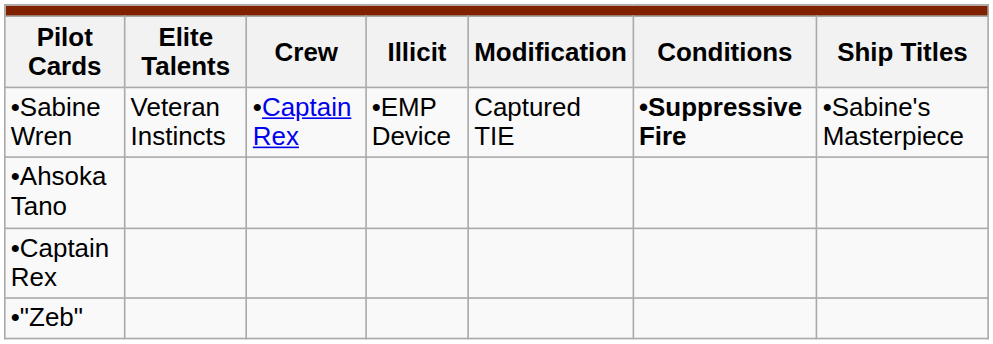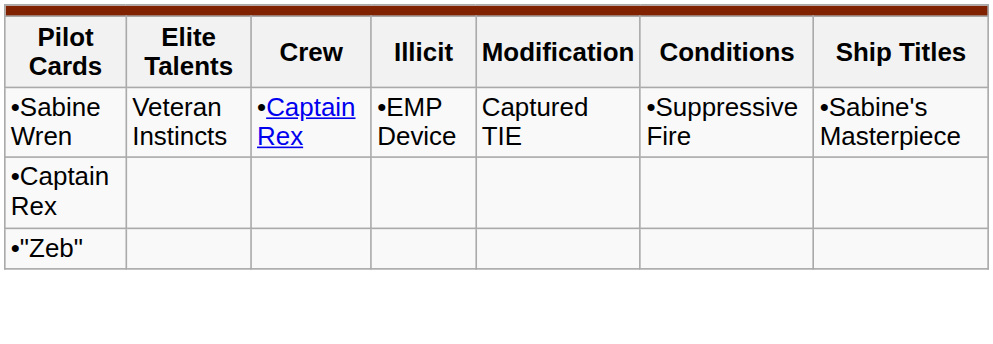(721, 121) bold -> (722, 121) normal
- row: (59, 192)
